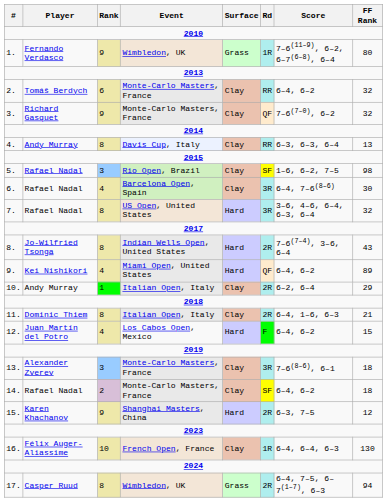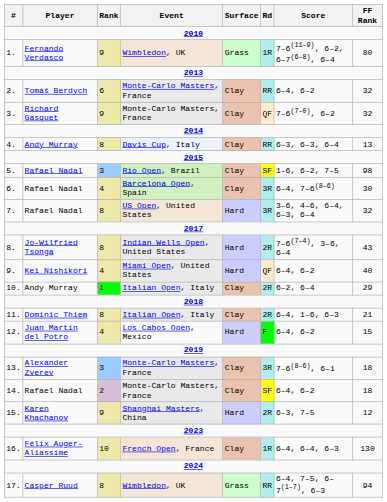(367, 271) 89 -> (367, 271) 40
(267, 485) 2R -> (267, 485) RR
